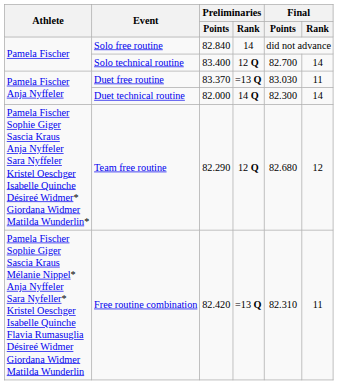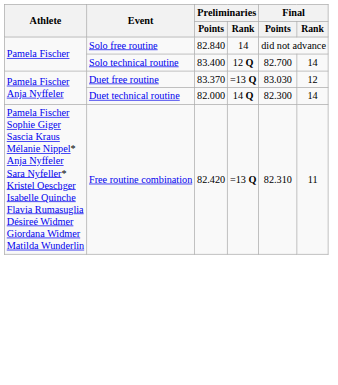(318, 79) 11 -> (313, 79) 12
- row: (130, 167)
